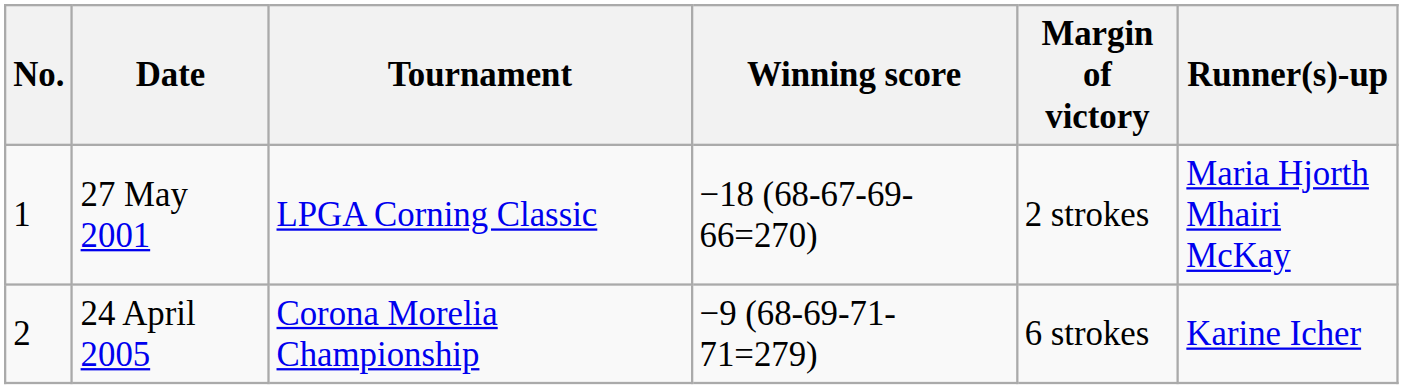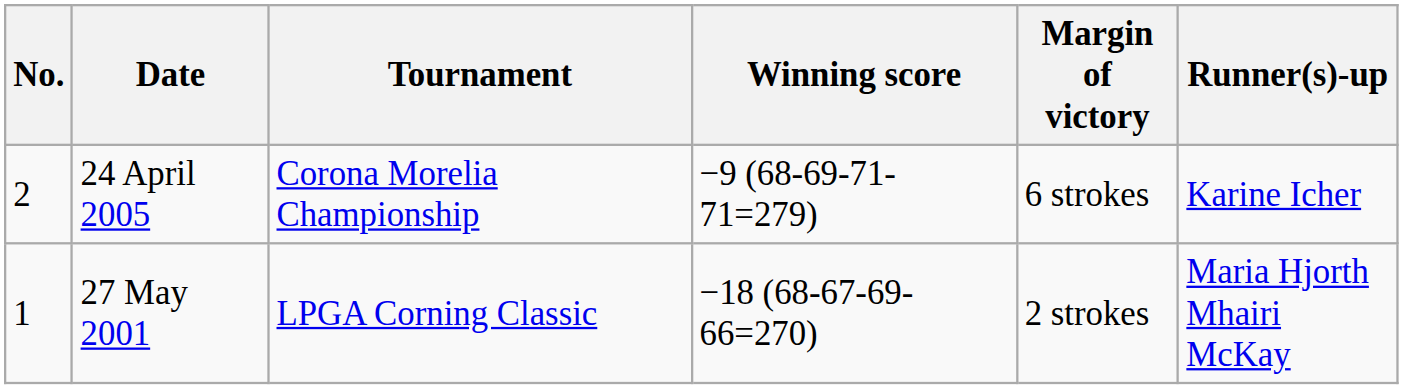rows swapped: (134, 214) <-> (138, 333)
